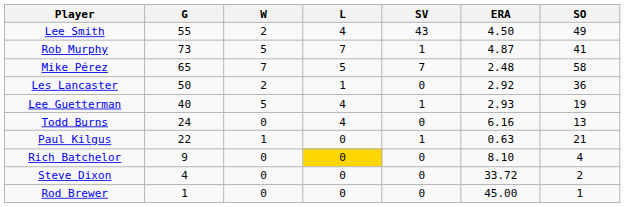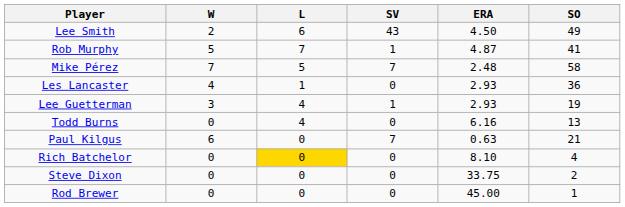- column: (185, 13)
(343, 31) 4 -> (302, 31) 6
(264, 85) 2 -> (211, 85) 4
(501, 85) 2.92 -> (483, 85) 2.93
(264, 103) 5 -> (211, 103) 3
(264, 139) 1 -> (211, 139) 6
(422, 139) 1 -> (393, 139) 7
(501, 176) 33.72 -> (483, 176) 33.75
